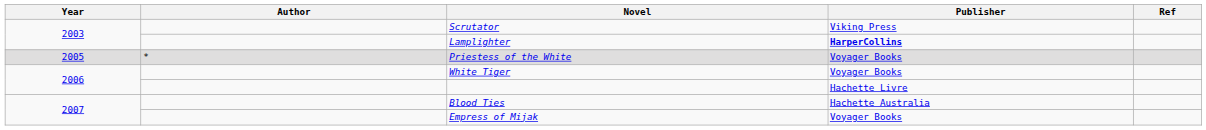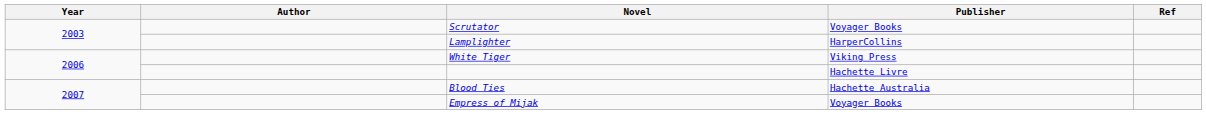(863, 27) Viking Press -> (866, 27) Voyager Books
(866, 42) bold -> (866, 42) normal
- row: (510, 57)
(866, 72) Voyager Books -> (863, 57) Viking Press
